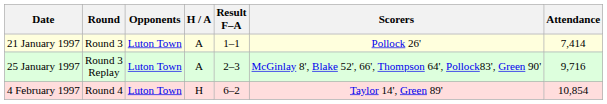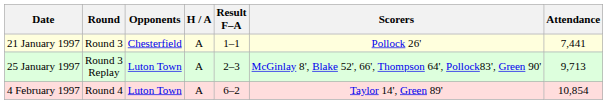(155, 43) Luton Town -> (155, 43) Chesterfield
(573, 43) 7,414 -> (573, 43) 7,441
(573, 66) 9,716 -> (573, 66) 9,713
(199, 90) H -> (199, 90) A
